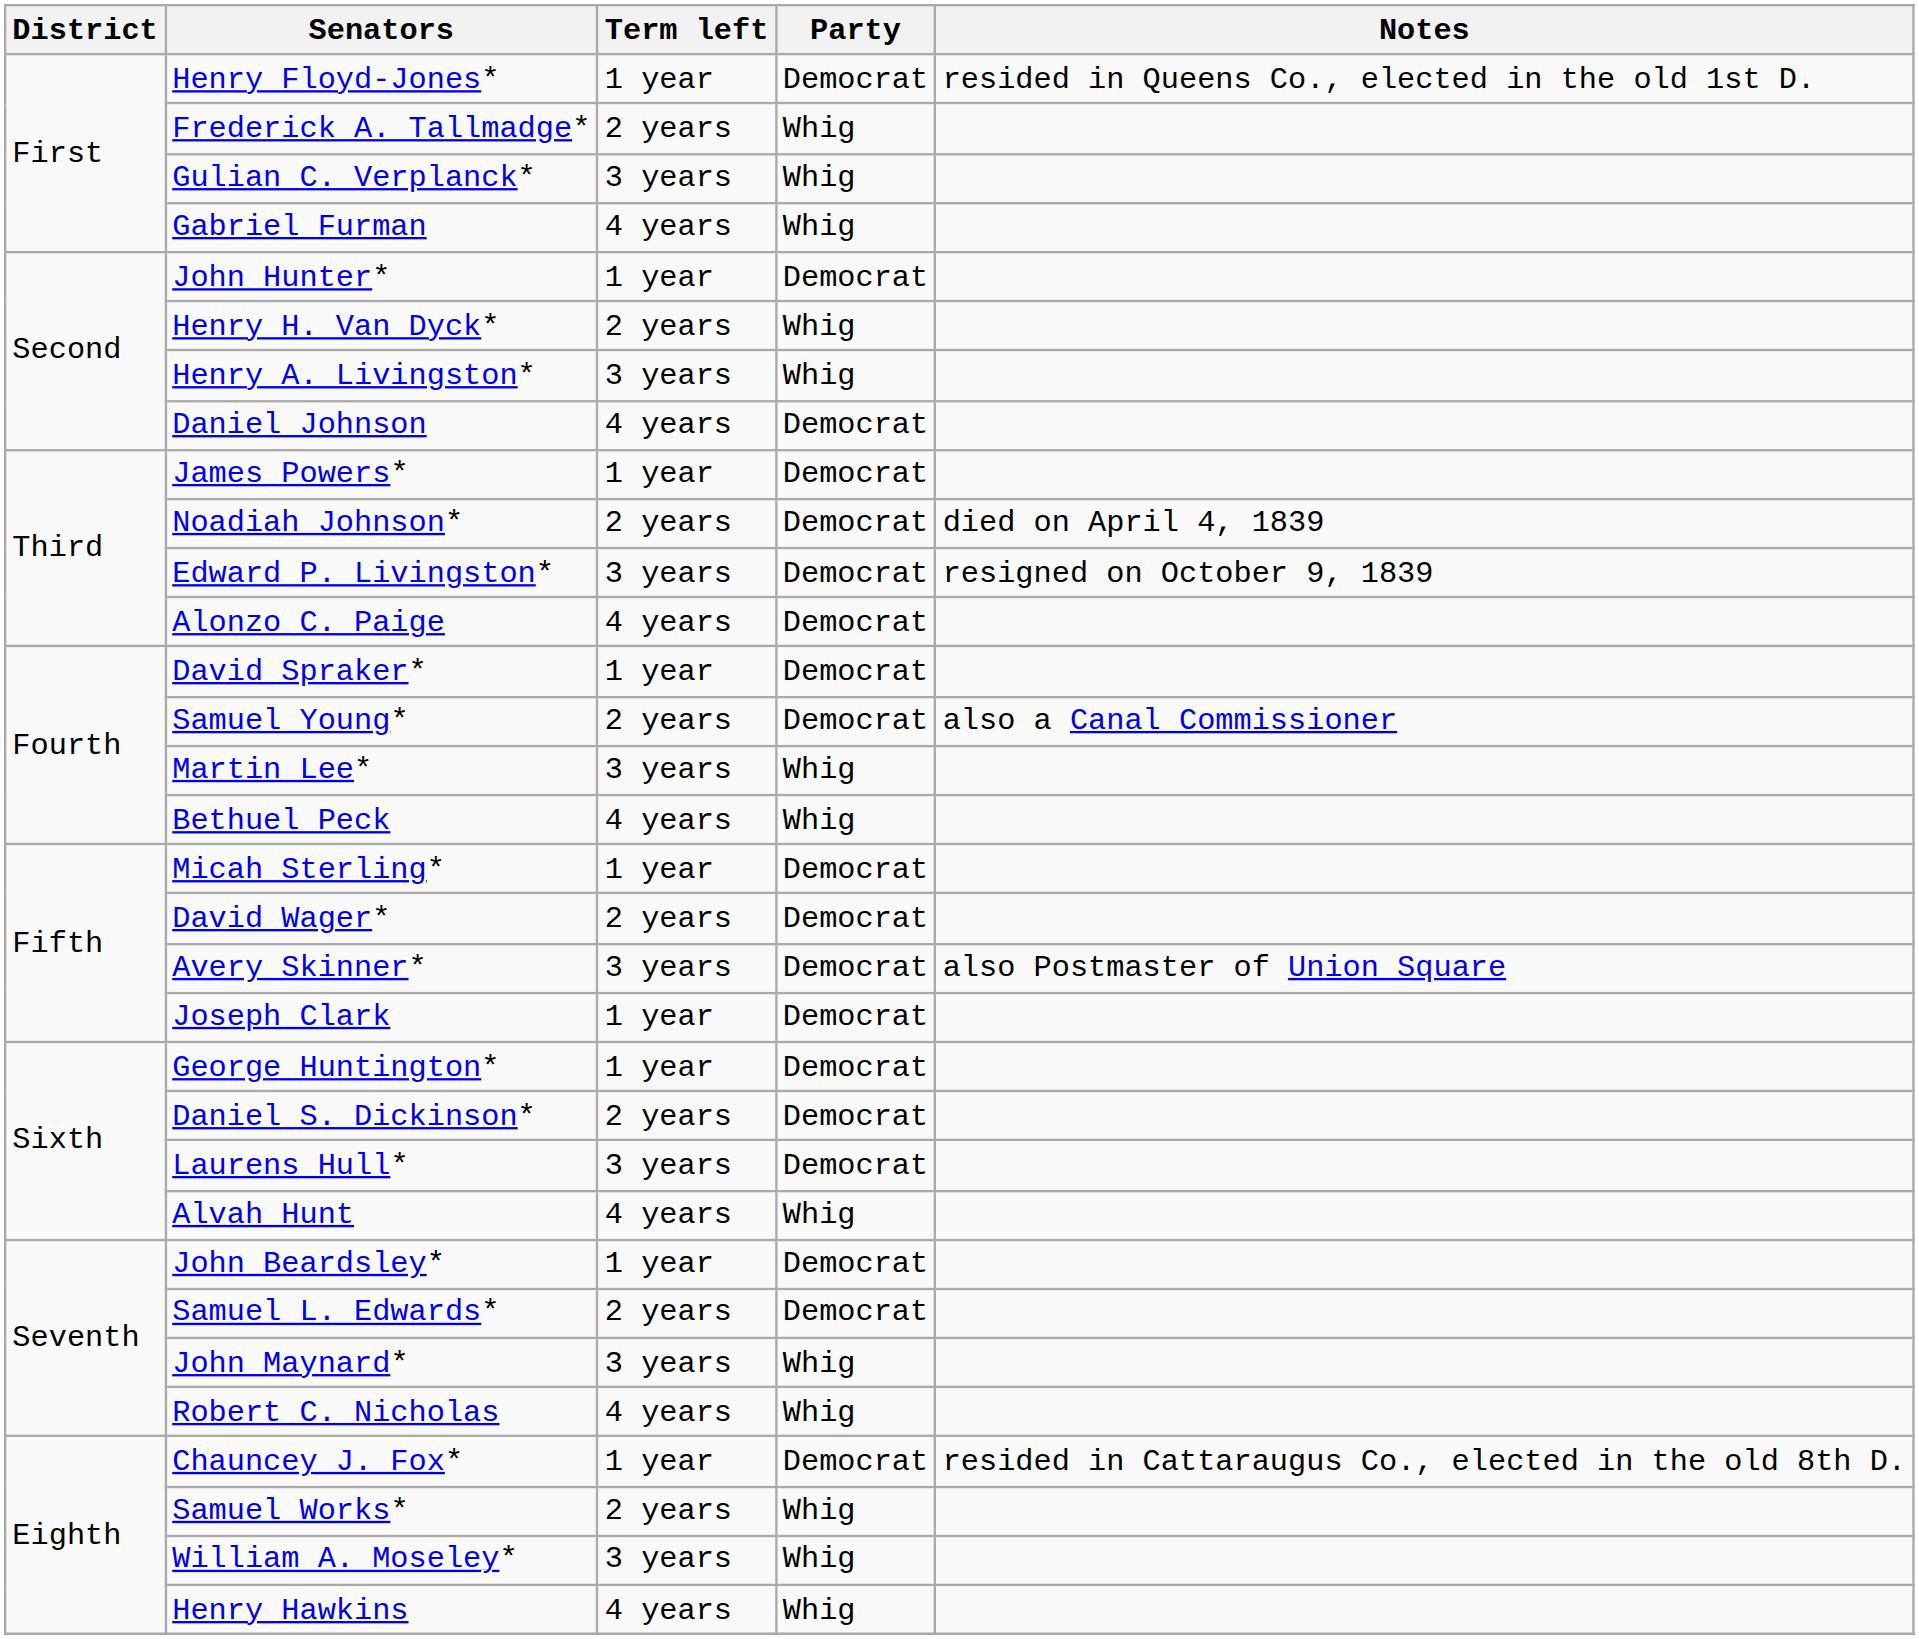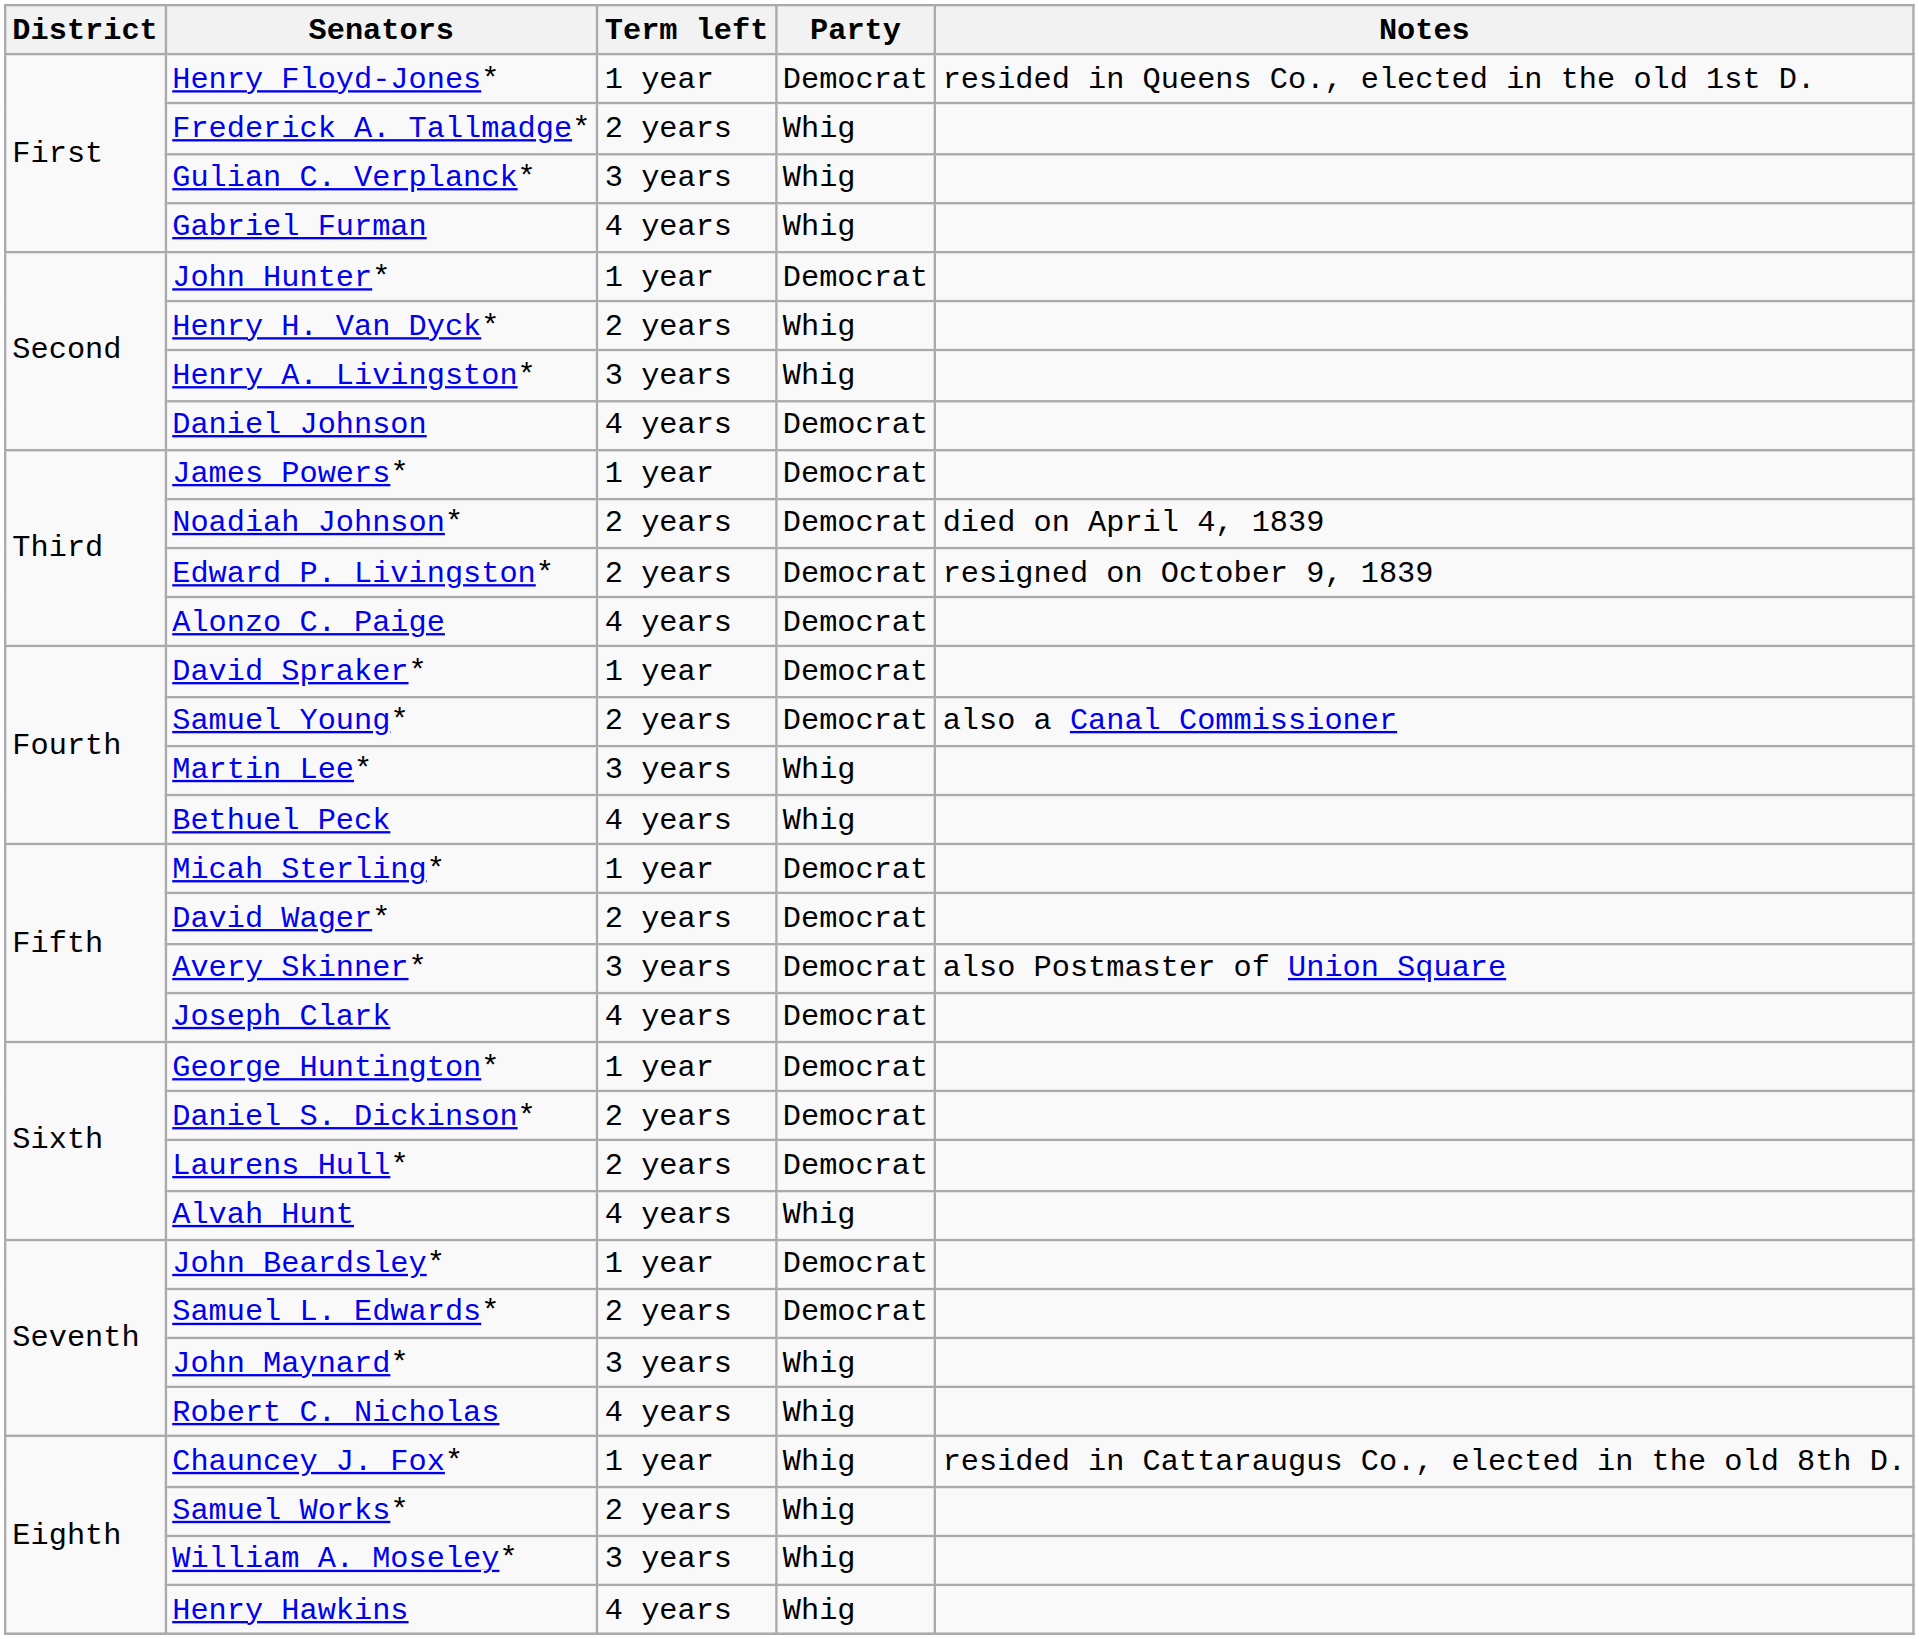(668, 573) 3 years -> (668, 573) 2 years
(659, 1017) 1 year -> (668, 1017) 4 years
(668, 1165) 3 years -> (668, 1165) 2 years
(856, 1461) Democrat -> (819, 1461) Whig
